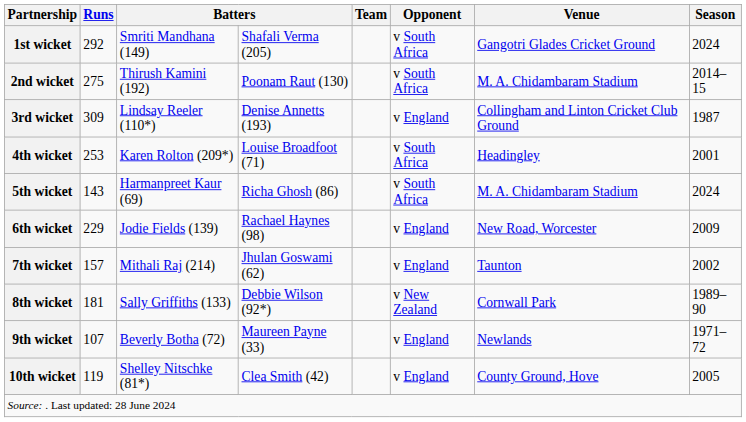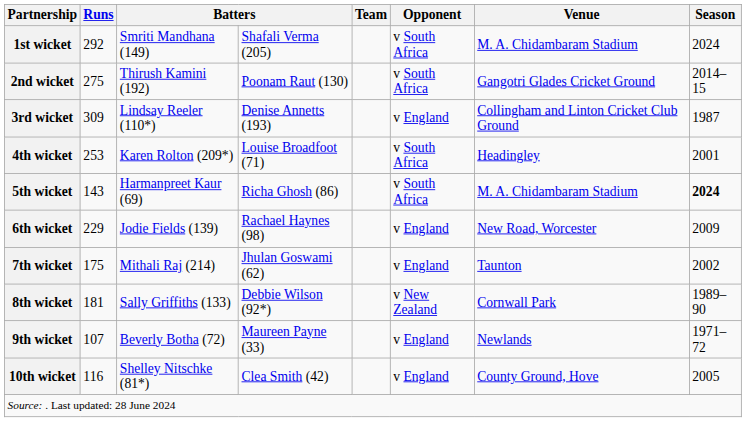(566, 44) Gangotri Glades Cricket Ground -> (557, 44) M. A. Chidambaram Stadium
(557, 81) M. A. Chidambaram Stadium -> (566, 81) Gangotri Glades Cricket Ground
(706, 191) normal -> (706, 191) bold
(94, 265) 157 -> (94, 265) 175
(93, 376) 119 -> (93, 376) 116
